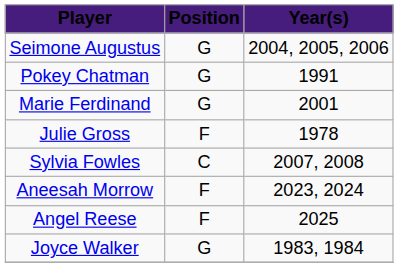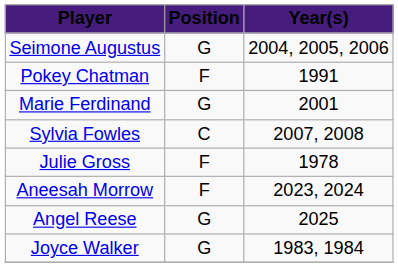(204, 76) G -> (204, 76) F
rows swapped: (85, 162) <-> (85, 133)
(204, 219) F -> (204, 219) G
